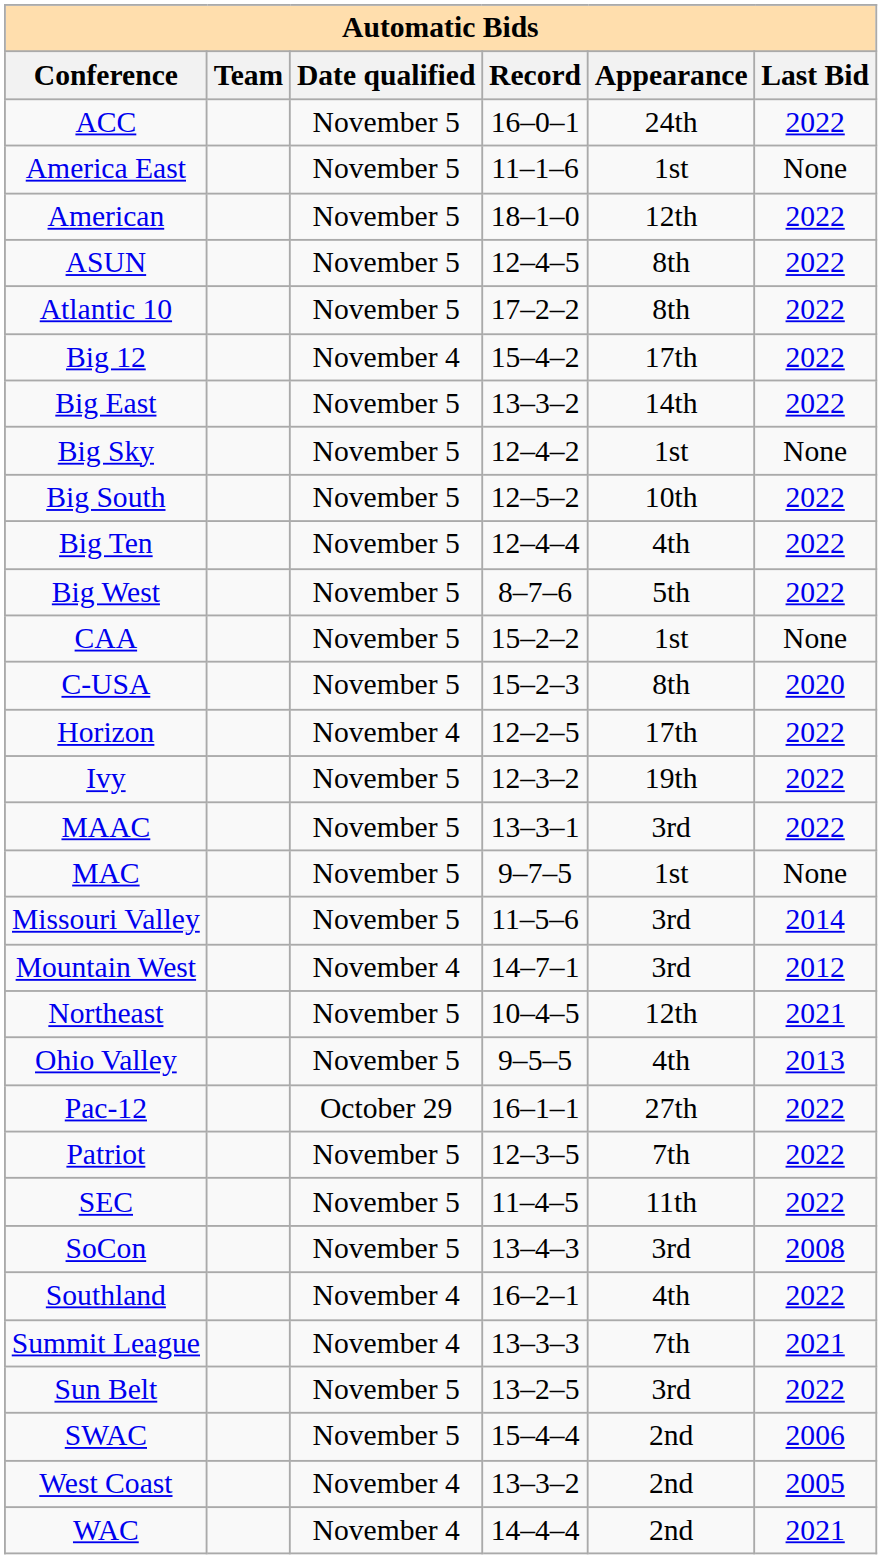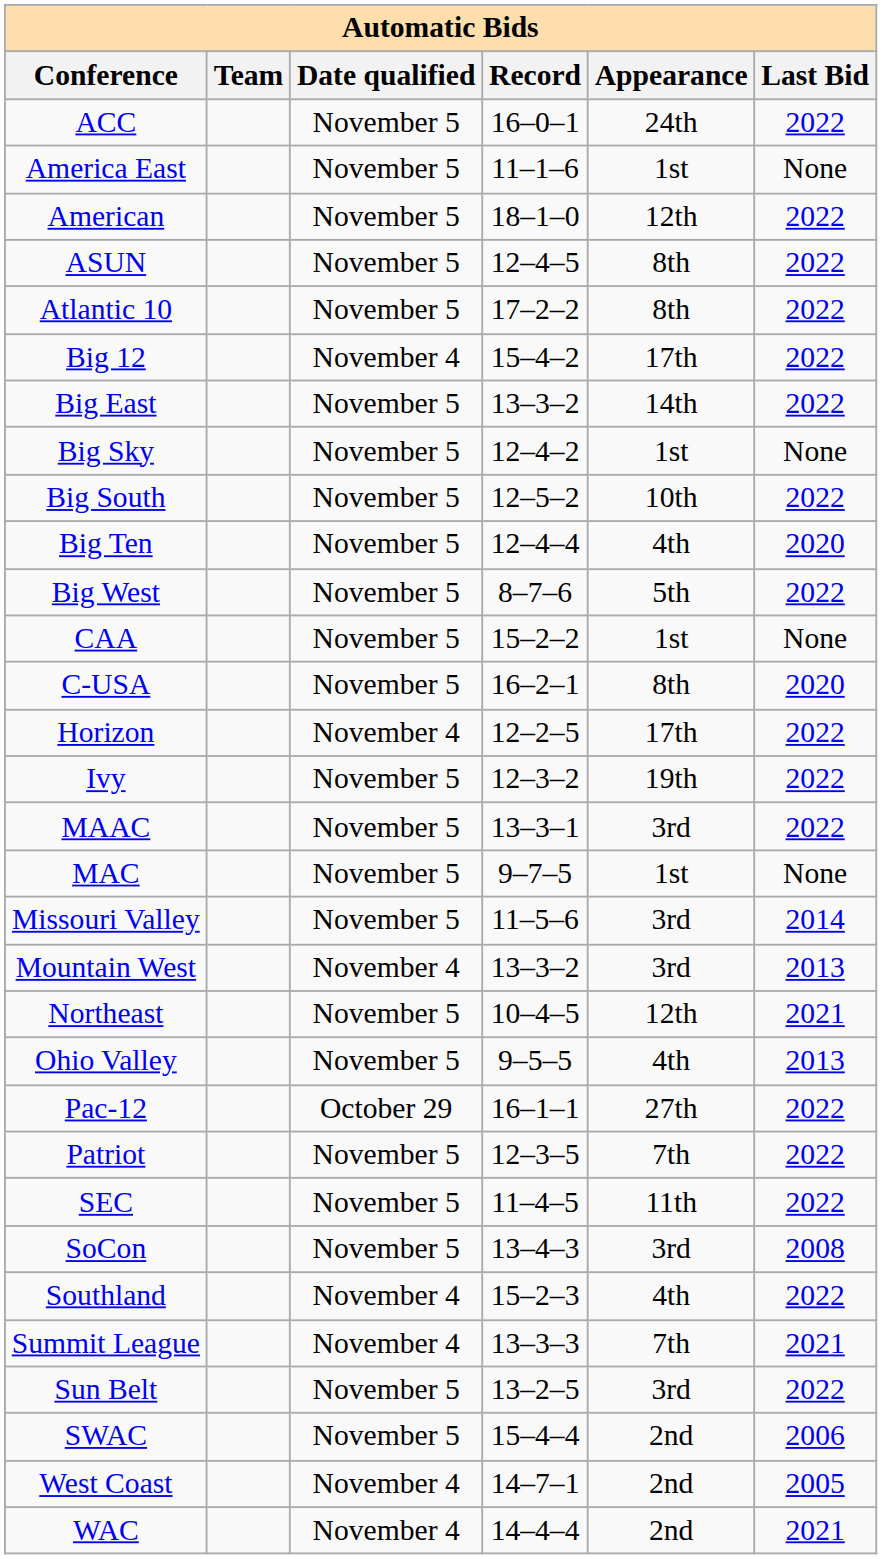(815, 544) 2022 -> (815, 544) 2020
(535, 685) 15–2–3 -> (535, 685) 16–2–1
(535, 966) 14–7–1 -> (535, 966) 13–3–2
(815, 966) 2012 -> (815, 966) 2013
(535, 1295) 16–2–1 -> (535, 1295) 15–2–3
(535, 1483) 13–3–2 -> (535, 1483) 14–7–1
